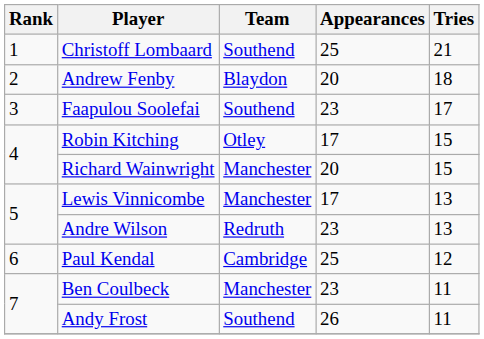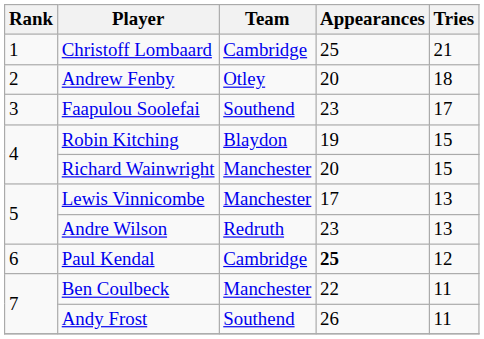(259, 49) Southend -> (265, 49) Cambridge
(255, 79) Blaydon -> (244, 79) Otley
(244, 139) Otley -> (255, 139) Blaydon
(329, 139) 17 -> (329, 139) 19
(329, 259) normal -> (329, 259) bold
(329, 288) 23 -> (329, 288) 22
